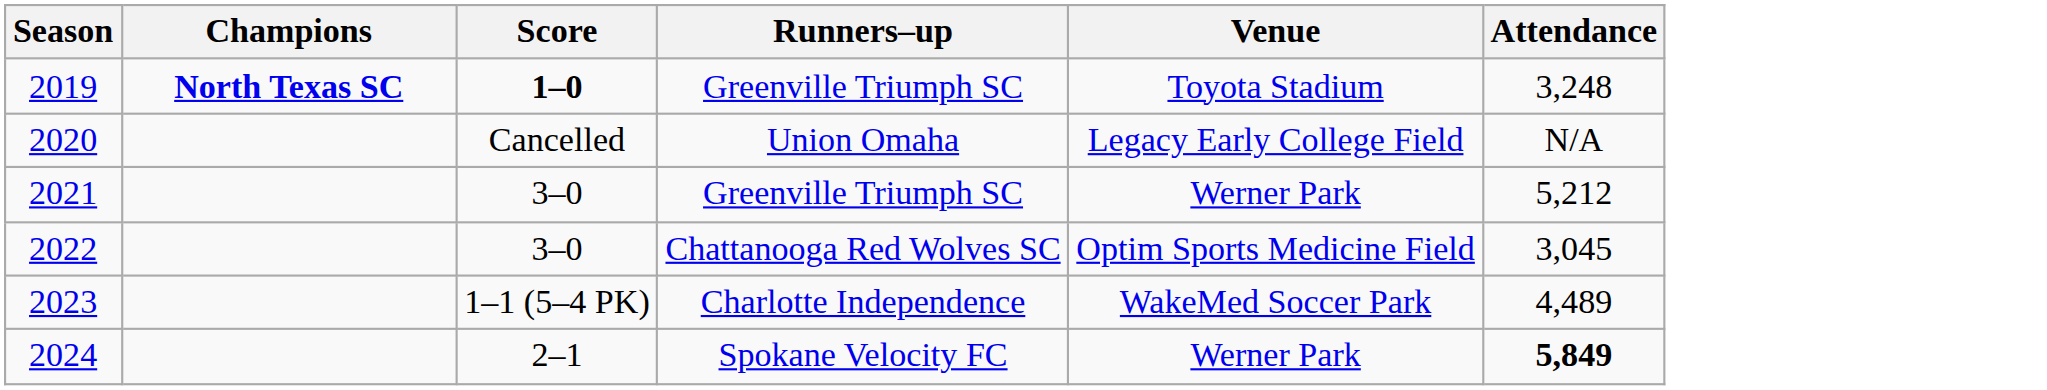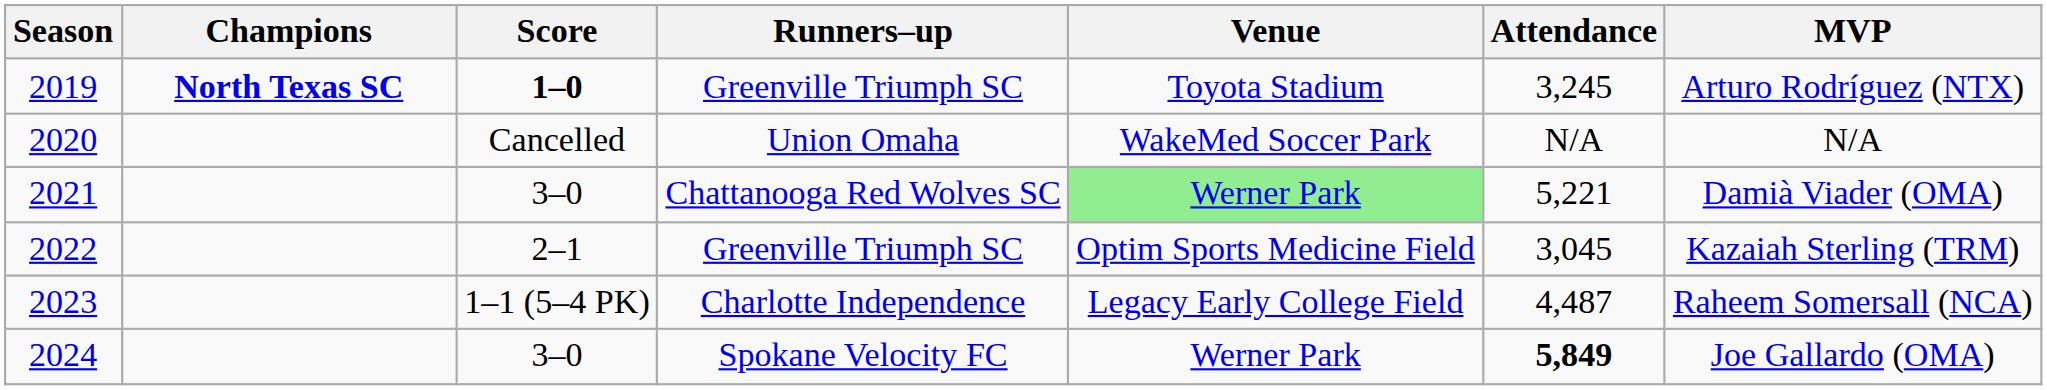+ column: (1853, 31)
(1574, 85) 3,248 -> (1574, 85) 3,245
(1276, 139) Legacy Early College Field -> (1276, 139) WakeMed Soccer Park
(863, 193) Greenville Triumph SC -> (863, 193) Chattanooga Red Wolves SC
(1276, 193) no background -> (1276, 193) lightgreen background
(1574, 193) 5,212 -> (1574, 193) 5,221
(557, 247) 3–0 -> (557, 247) 2–1
(863, 247) Chattanooga Red Wolves SC -> (863, 247) Greenville Triumph SC
(1276, 301) WakeMed Soccer Park -> (1276, 301) Legacy Early College Field
(1574, 301) 4,489 -> (1574, 301) 4,487
(557, 355) 2–1 -> (557, 355) 3–0
